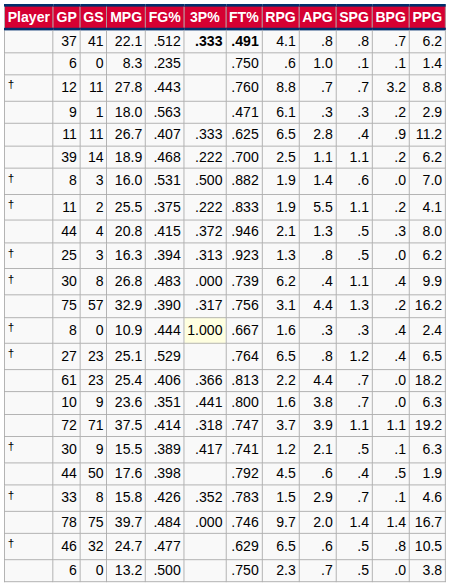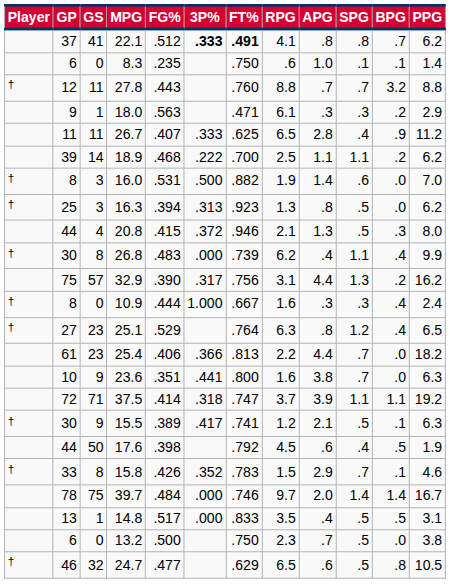- row: (129, 207)
rows swapped: (129, 231) <-> (129, 255)
(205, 330) lightyellow background -> (205, 304) no background
(286, 356) 6.5 -> (286, 330) 6.3
+ row: (129, 518)
rows swapped: (129, 570) <-> (129, 546)
